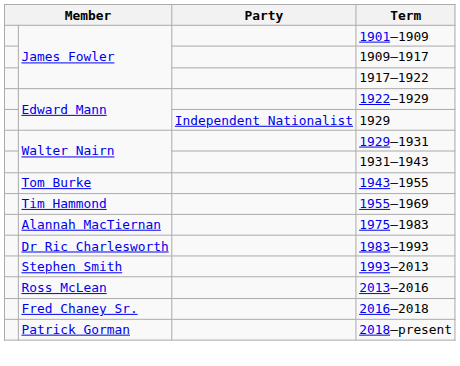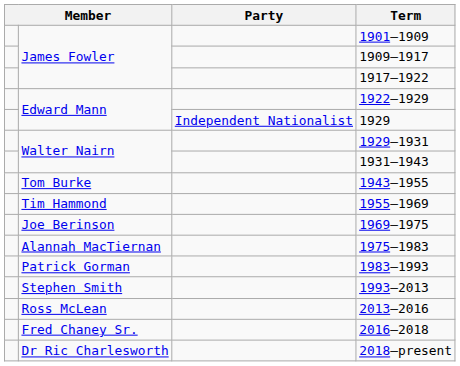+ row: (394, 225)
(95, 246) Dr Ric Charlesworth -> (76, 267) Patrick Gorman
(76, 330) Patrick Gorman -> (95, 351) Dr Ric Charlesworth
